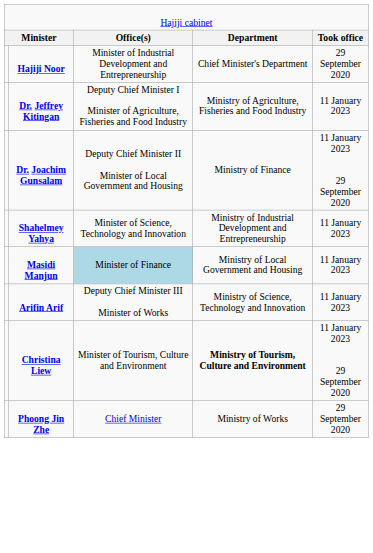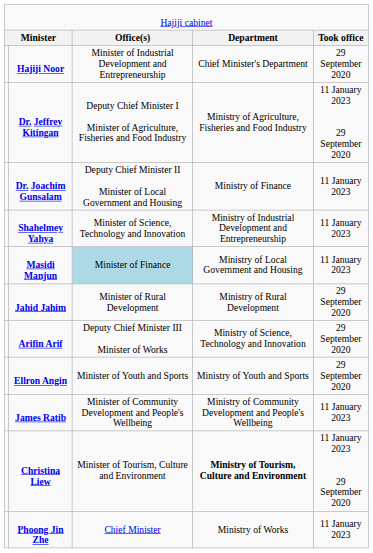(340, 106) 11 January 2023 -> (341, 122) 11 January 2023 29 September 2020
(340, 170) 11 January 2023 29 September 2020 -> (341, 186) 11 January 2023
+ row: (41, 307)
(340, 302) 11 January 2023 -> (341, 339) 29 September 2020
+ row: (41, 381)
+ row: (41, 418)
(340, 419) 29 September 2020 -> (341, 529) 11 January 2023
